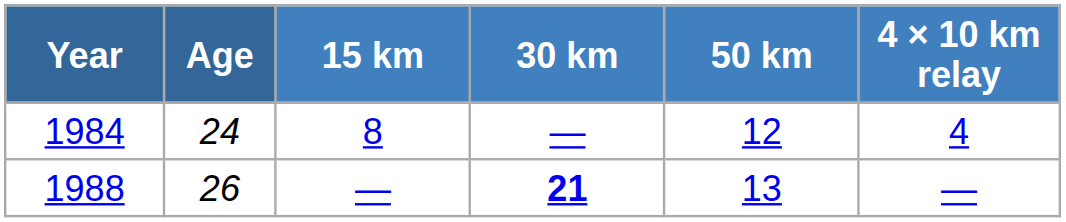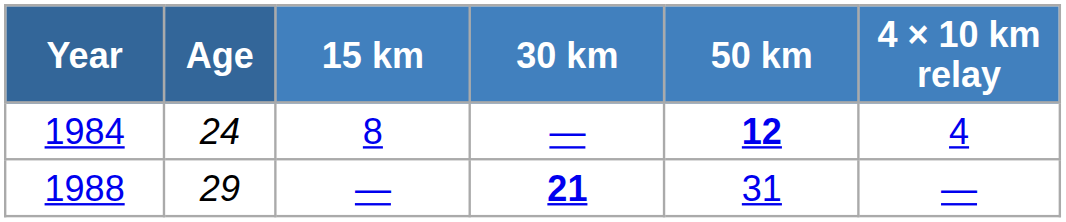(762, 131) normal -> (762, 131) bold
(220, 188) 26 -> (220, 188) 29
(762, 188) 13 -> (762, 188) 31
